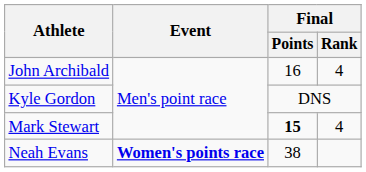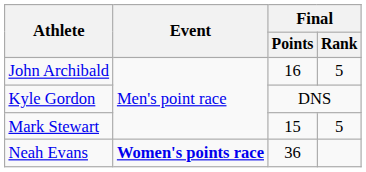(339, 71) 4 -> (339, 71) 5
(293, 126) bold -> (293, 126) normal
(339, 126) 4 -> (339, 126) 5
(293, 153) 38 -> (293, 153) 36
